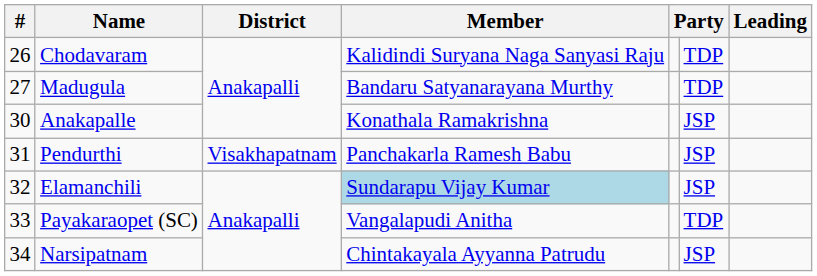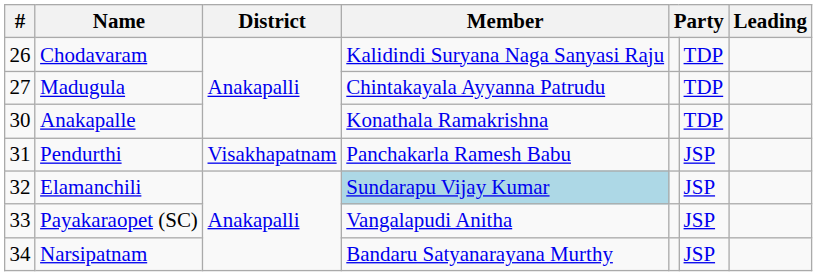(480, 87) Bandaru Satyanarayana Murthy -> (476, 87) Chintakayala Ayyanna Patrudu
(699, 120) JSP -> (703, 120) TDP
(703, 220) TDP -> (699, 220) JSP
(476, 253) Chintakayala Ayyanna Patrudu -> (480, 253) Bandaru Satyanarayana Murthy
